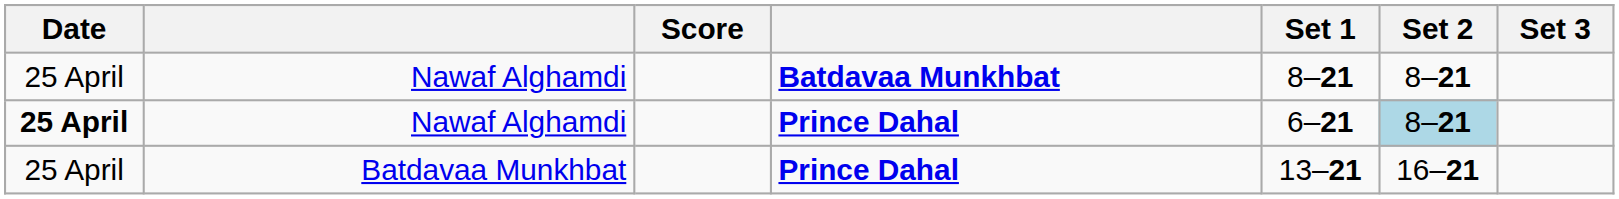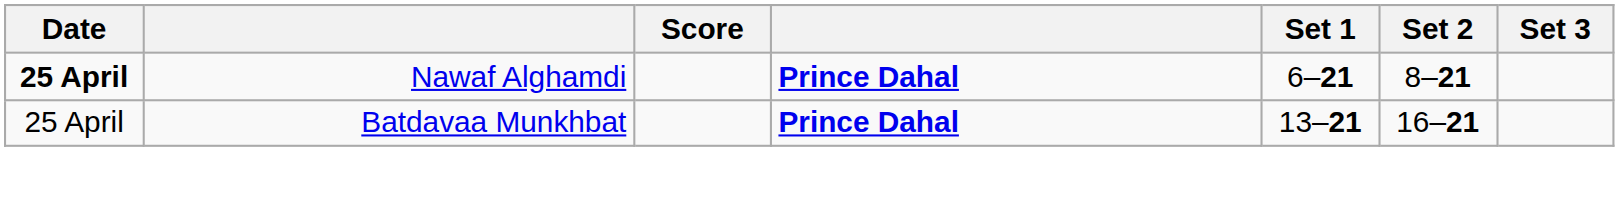- row: (519, 76)
(1438, 123) lightblue background -> (1438, 76) no background
